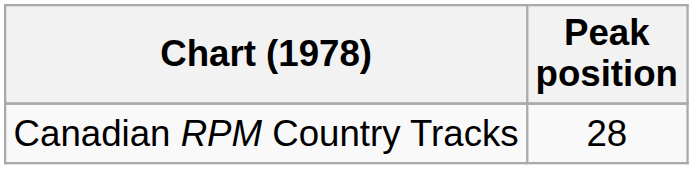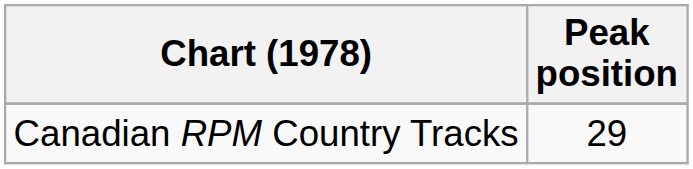(607, 132) 28 -> (607, 132) 29
